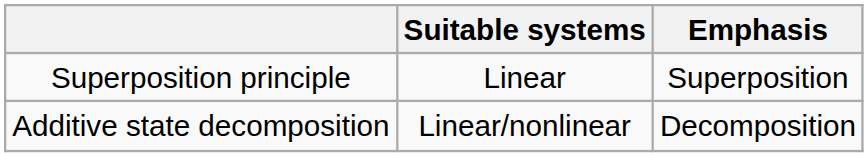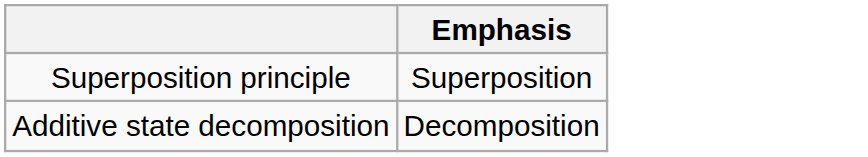- column: (525, 29)
